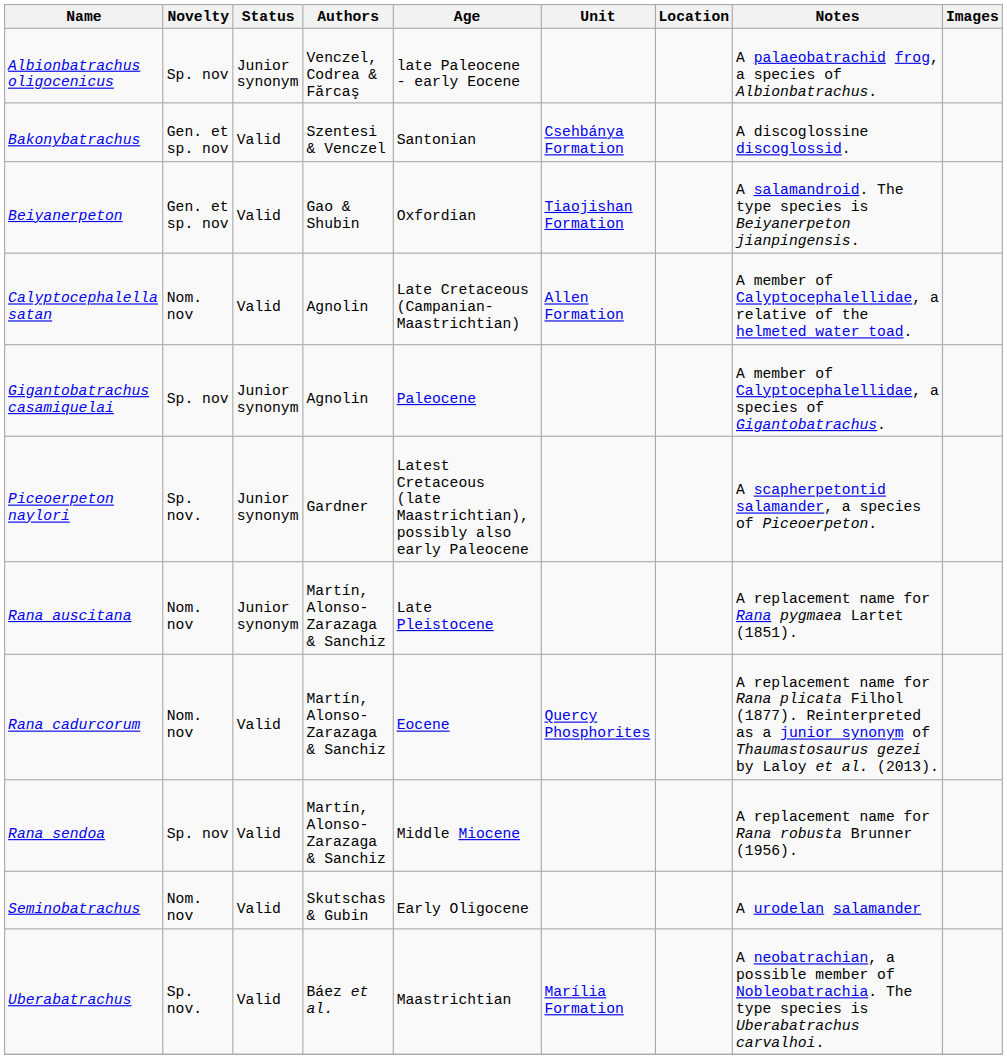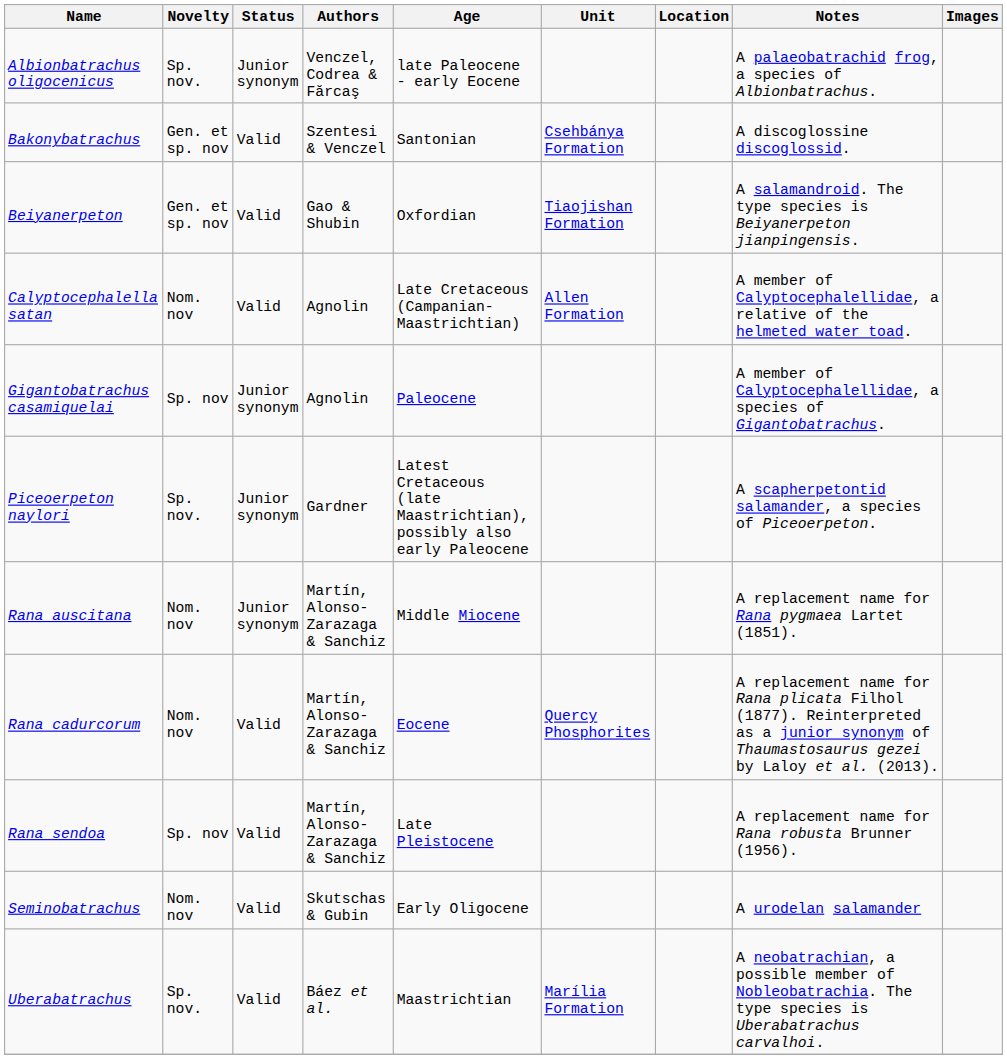(198, 74) Sp. nov -> (184, 74) Sp. nov.
(445, 616) Late Pleistocene -> (458, 616) Middle Miocene
(458, 834) Middle Miocene -> (445, 834) Late Pleistocene
